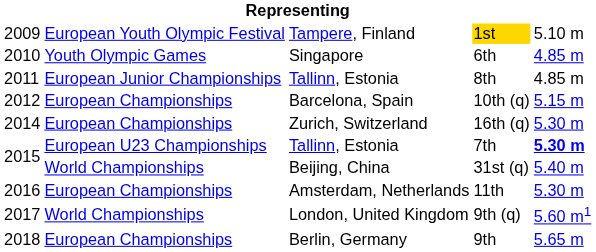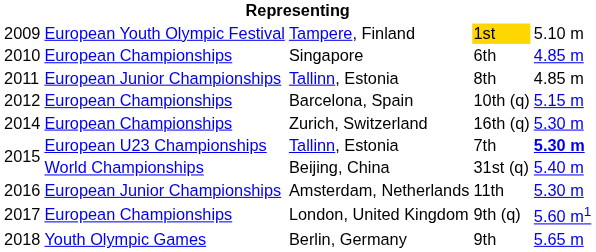(125, 56) Youth Olympic Games -> (138, 56) European Championships
(138, 190) European Championships -> (163, 190) European Junior Championships
(124, 215) World Championships -> (138, 215) European Championships
(138, 240) European Championships -> (125, 240) Youth Olympic Games
